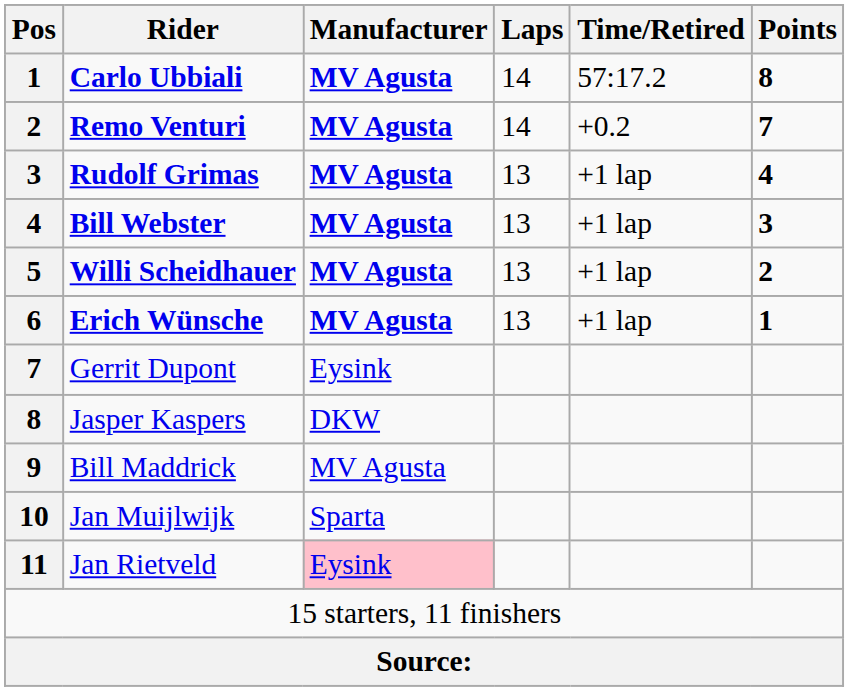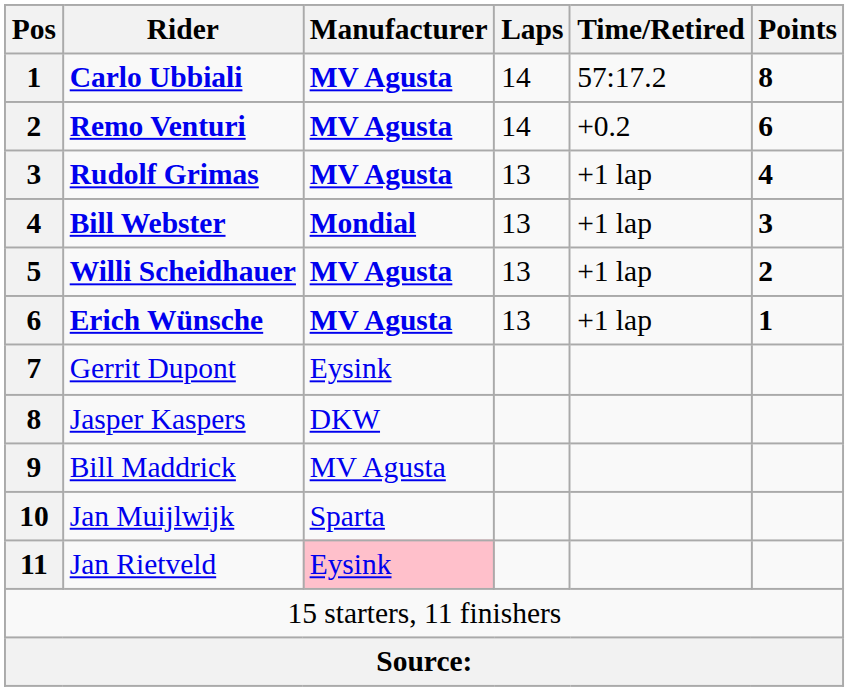(766, 126) 7 -> (766, 126) 6
(381, 223) MV Agusta -> (363, 223) Mondial
